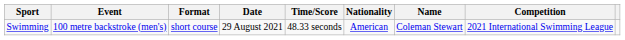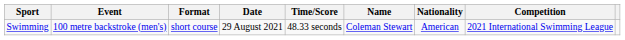columns swapped: (430, 12) <-> (369, 12)
